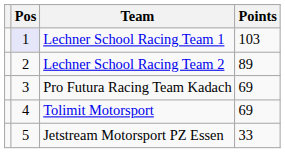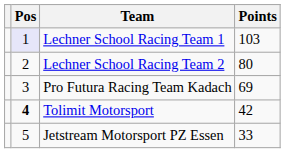(246, 63) 89 -> (246, 63) 80
(26, 111) normal -> (26, 111) bold
(246, 111) 69 -> (246, 111) 42
